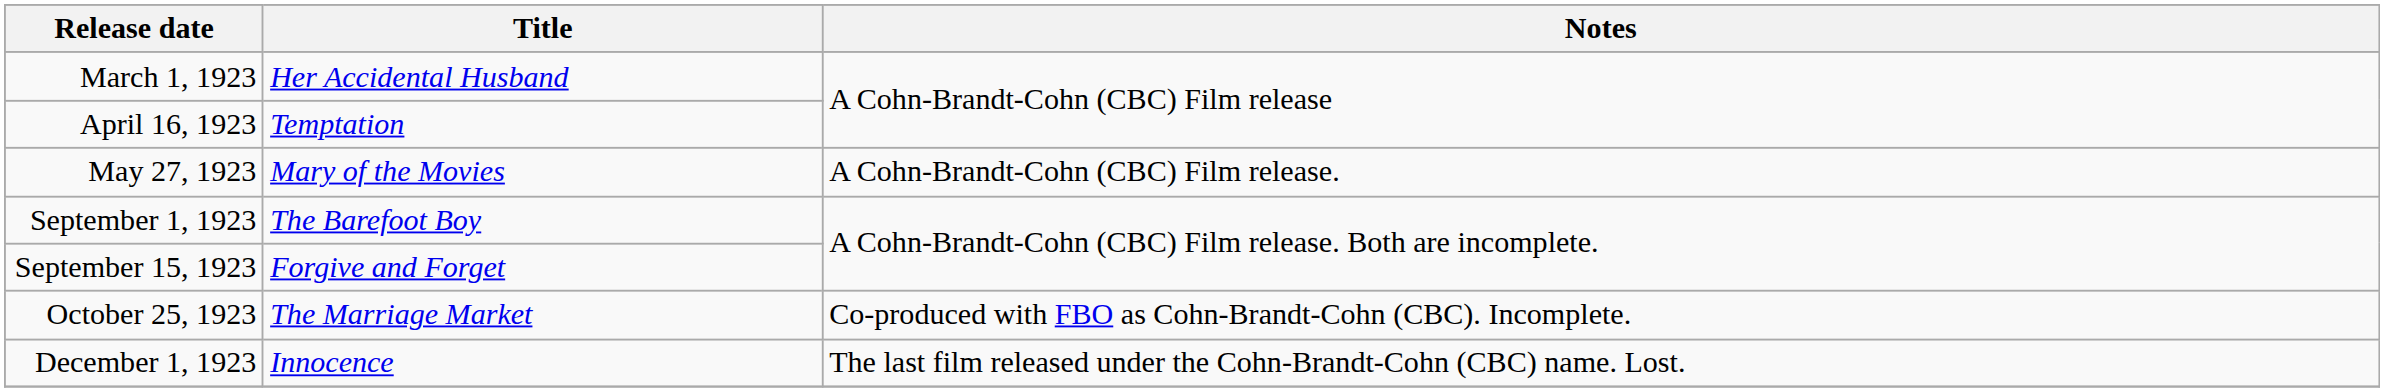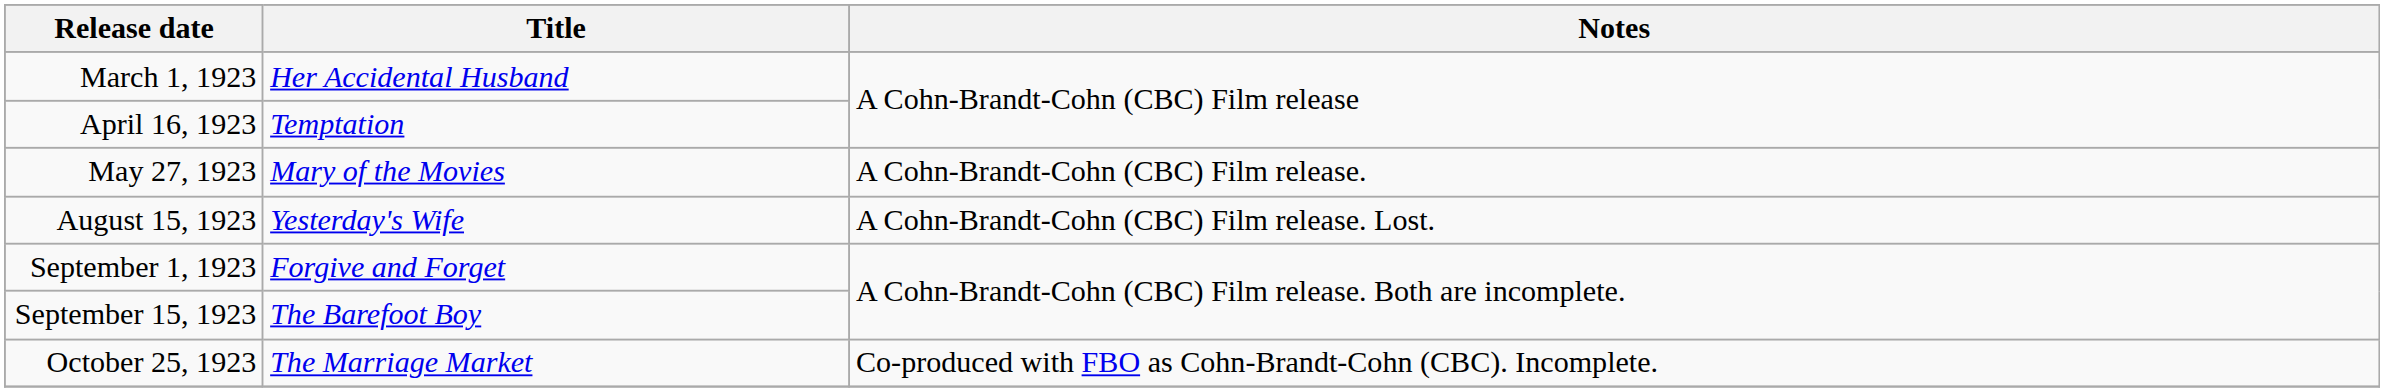+ row: (156, 219)
(376, 219) The Barefoot Boy -> (388, 266) Forgive and Forget
(388, 266) Forgive and Forget -> (376, 314) The Barefoot Boy
- row: (146, 362)
